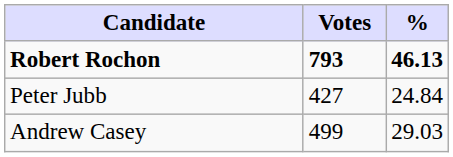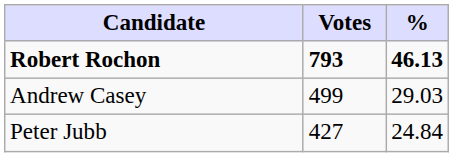rows swapped: (78, 132) <-> (58, 95)
